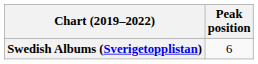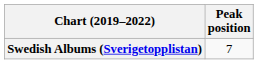(229, 48) 6 -> (229, 48) 7
